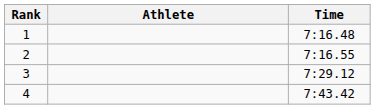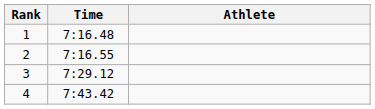columns swapped: (168, 14) <-> (329, 14)
